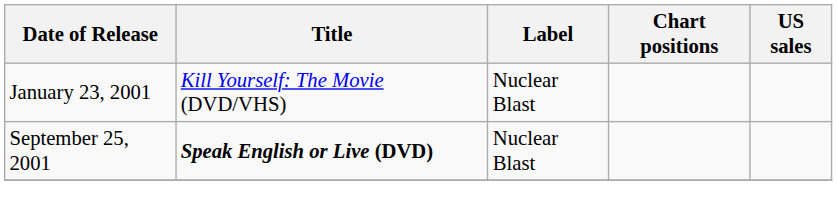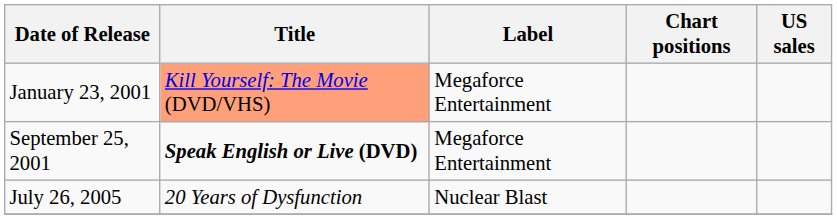(282, 92) no background -> (266, 92) lightsalmon background
(525, 92) Nuclear Blast -> (493, 92) Megaforce Entertainment
(525, 151) Nuclear Blast -> (493, 151) Megaforce Entertainment
+ row: (65, 197)
